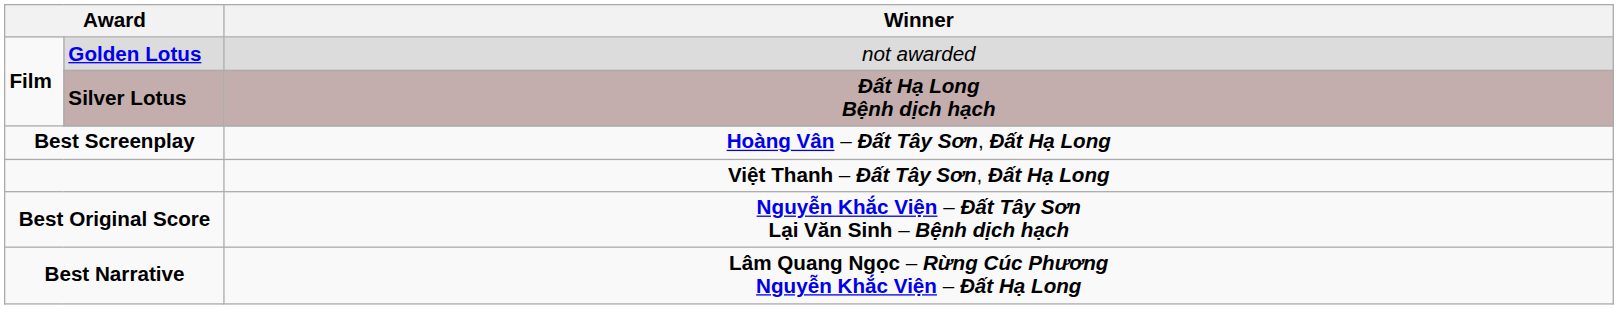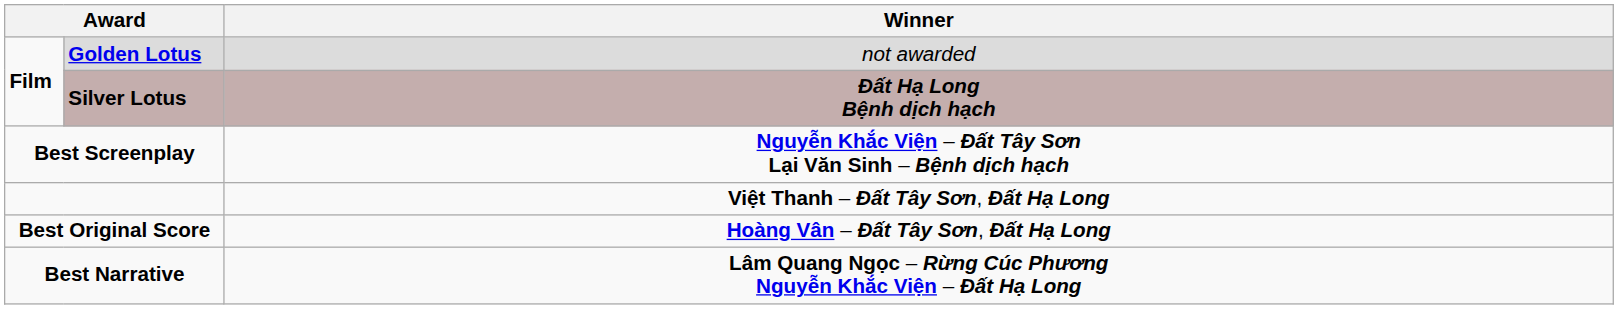(919, 142) Hoàng Vân – Đất Tây Sơn, Đất Hạ Long -> (919, 153) Nguyễn Khắc Viện – Đất Tây Sơn Lại Văn Sinh – Bệnh dịch hạch
(919, 219) Nguyễn Khắc Viện – Đất Tây Sơn Lại Văn Sinh – Bệnh dịch hạch -> (919, 230) Hoàng Vân – Đất Tây Sơn, Đất Hạ Long
